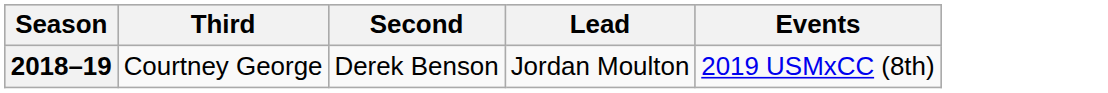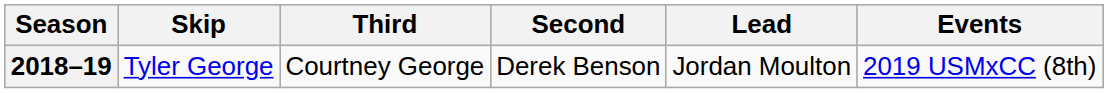+ column: (199, 25)
